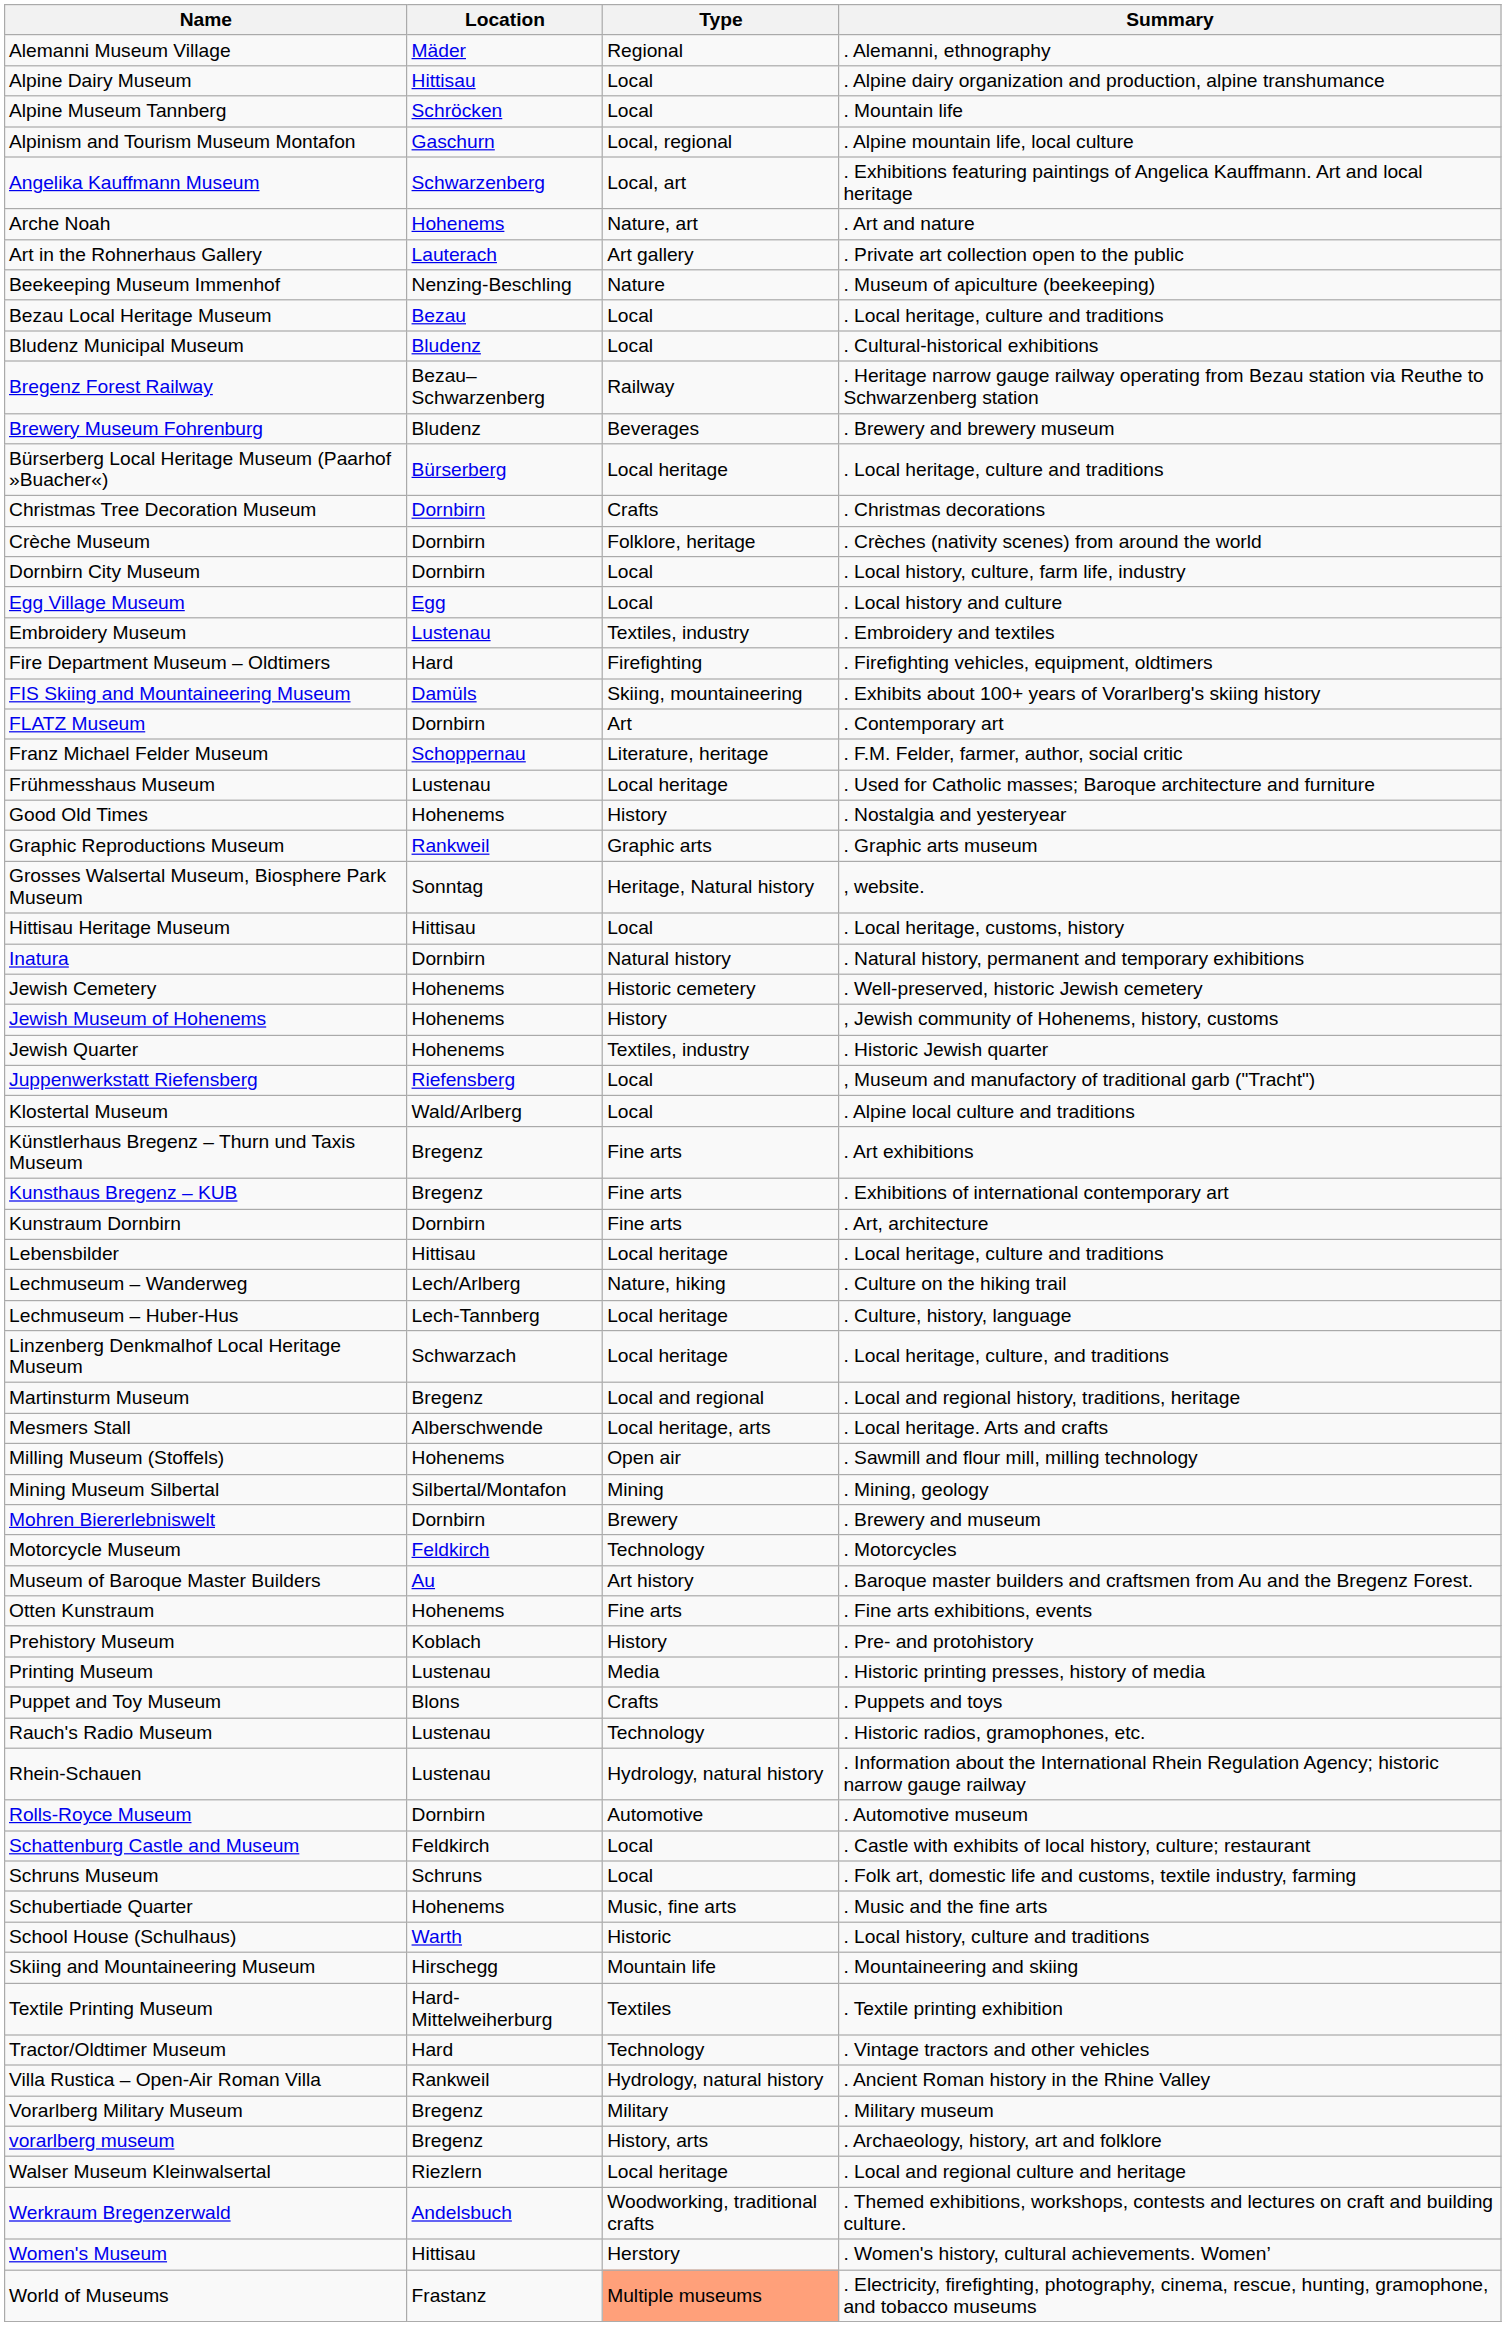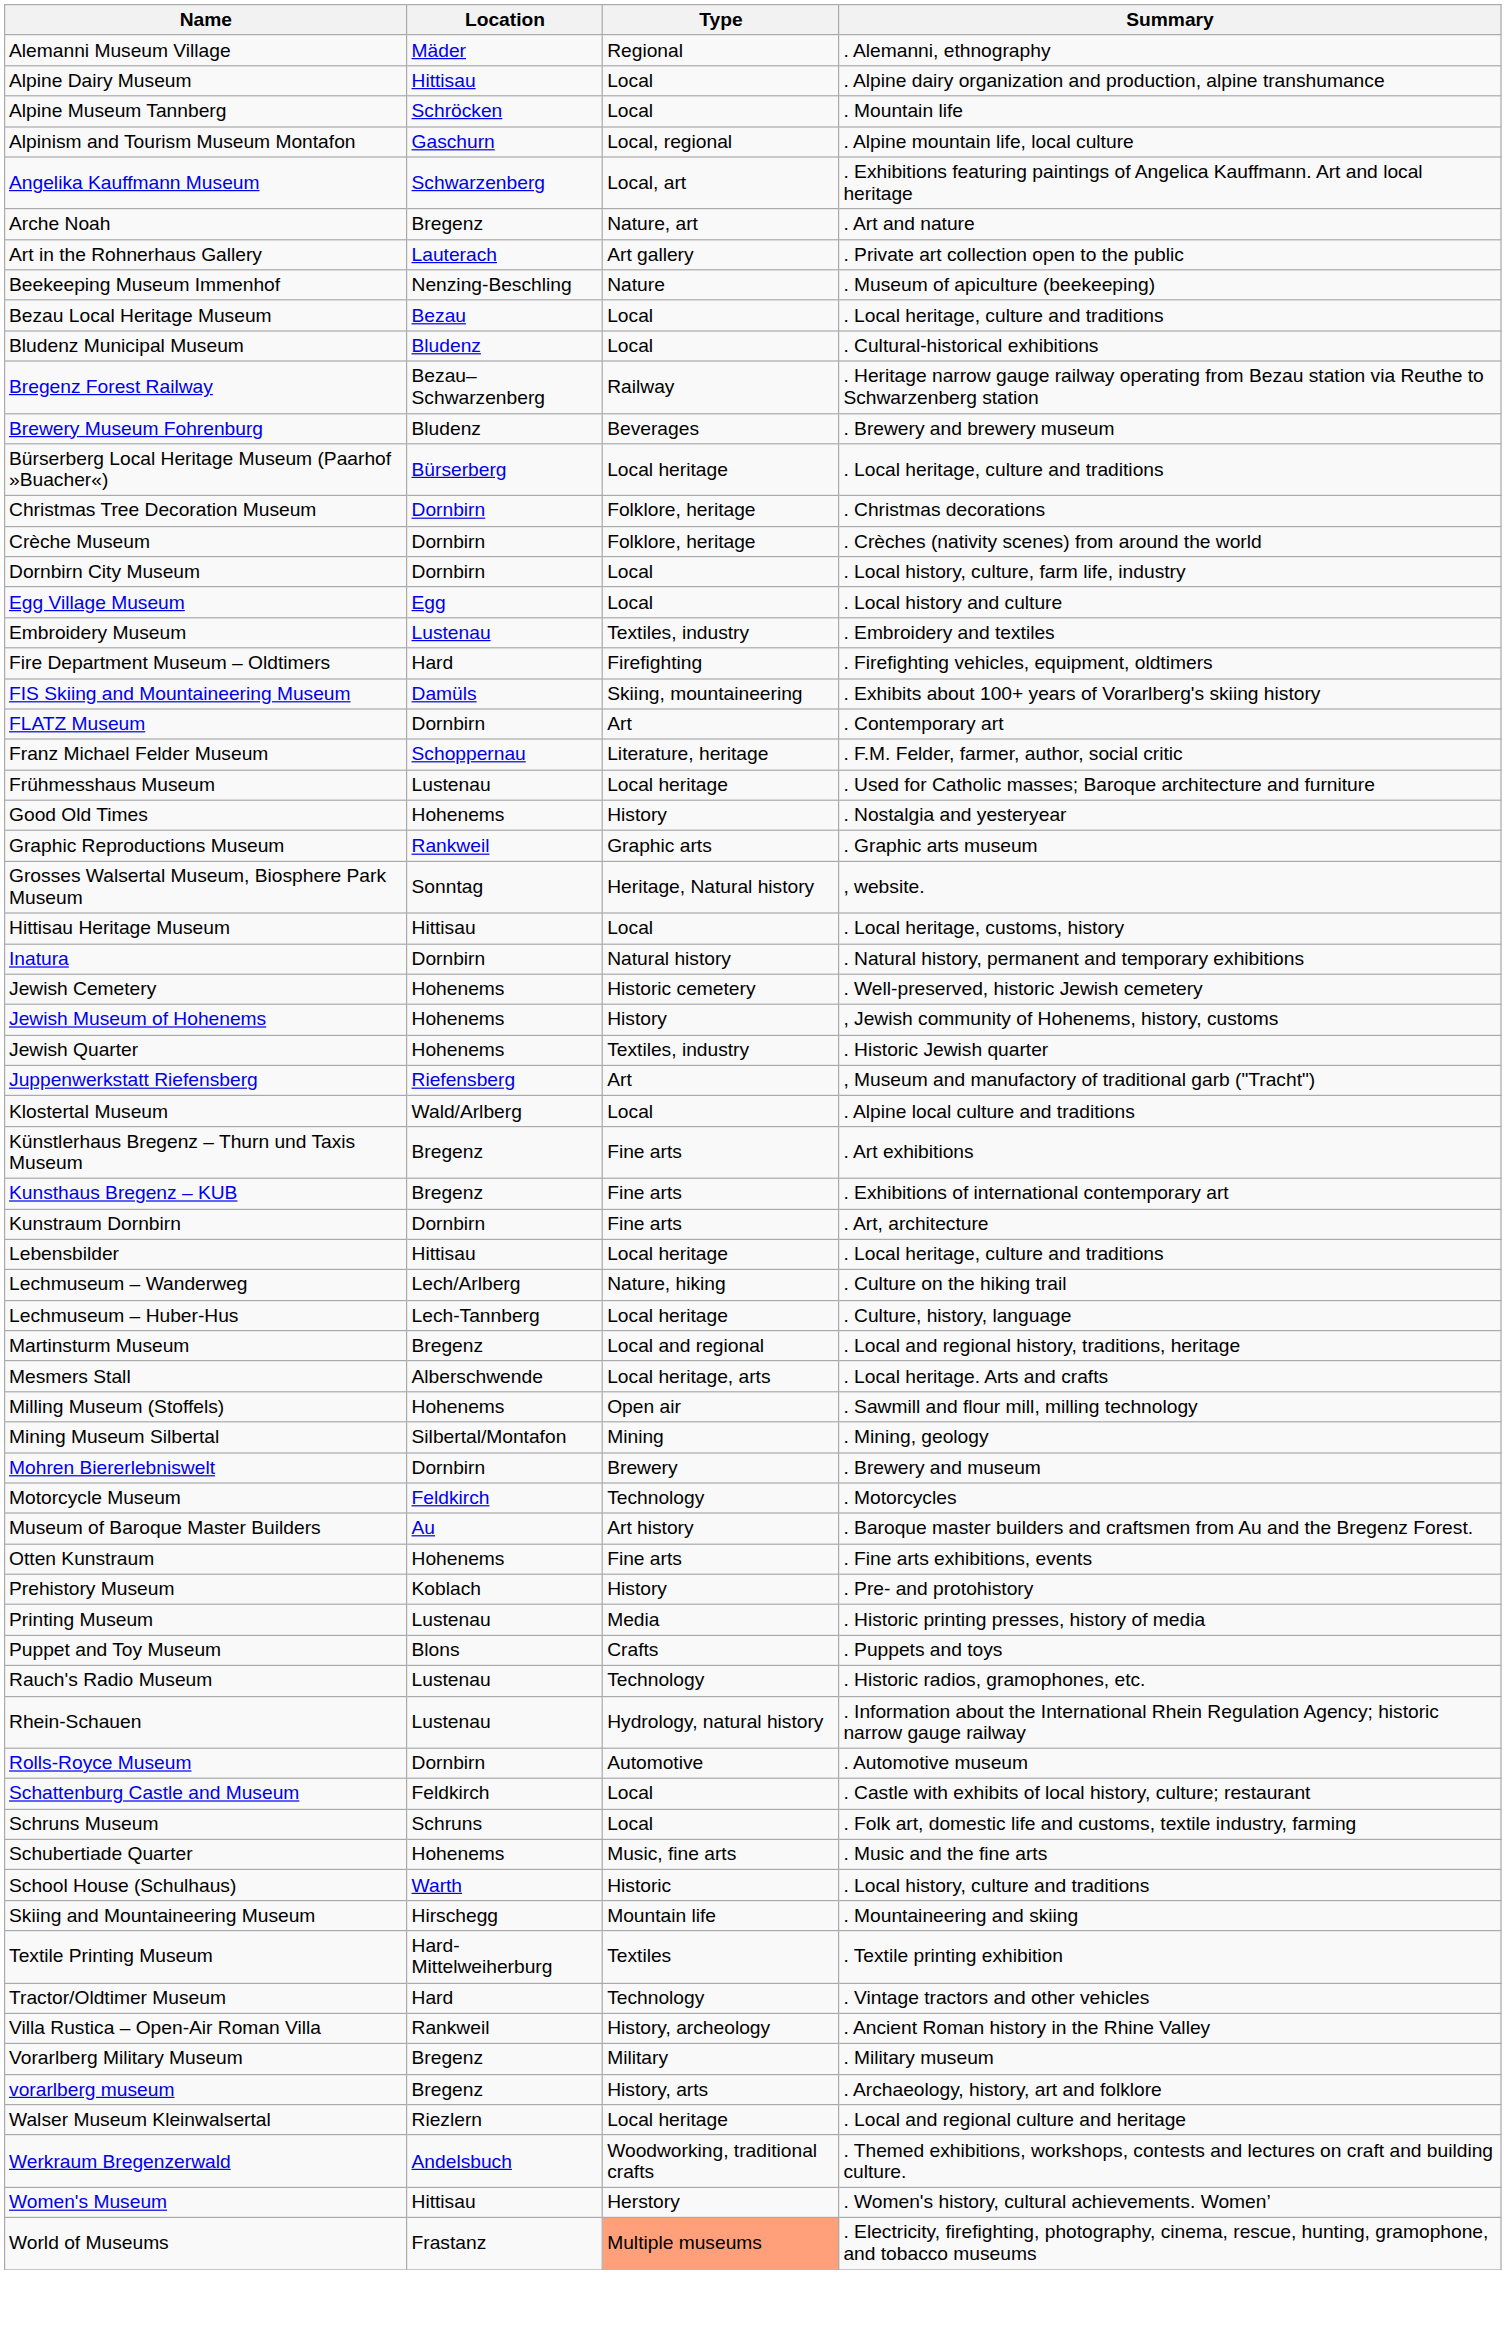(458, 224) Hohenems -> (447, 224) Bregenz
(633, 510) Crafts -> (681, 510) Folklore, heritage
(630, 1080) Local -> (619, 1080) Art
- row: (175, 1356)
(715, 2080) Hydrology, natural history -> (689, 2028) History, archeology
